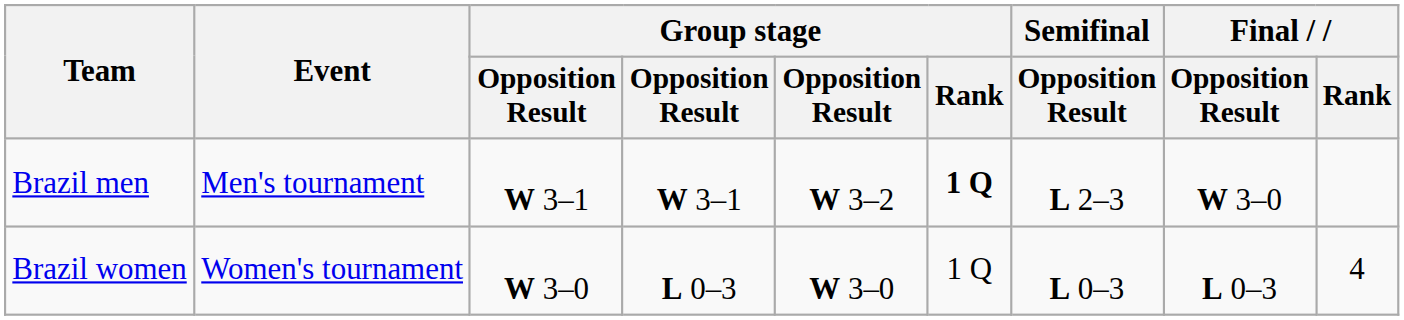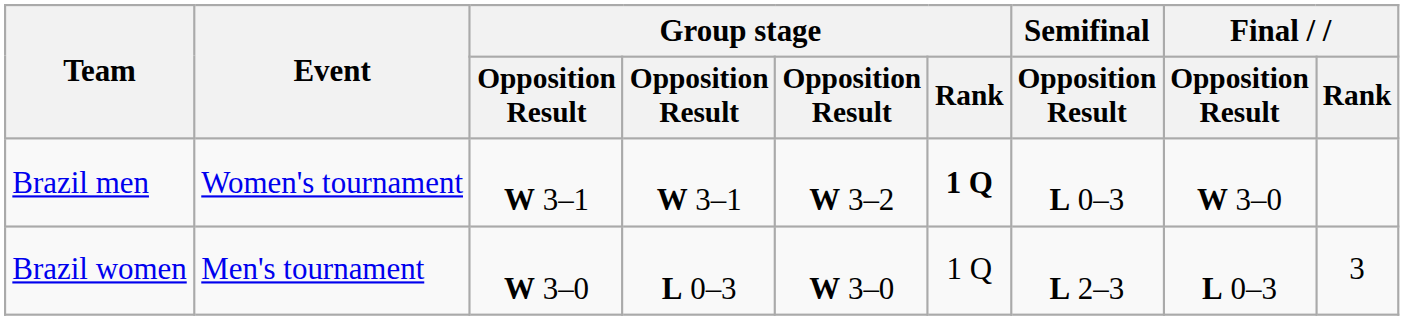(313, 182) Men's tournament -> (332, 182) Women's tournament
(1087, 200) L 2–3 -> (1087, 200) L 0–3
(332, 270) Women's tournament -> (313, 270) Men's tournament
(1087, 288) L 0–3 -> (1087, 288) L 2–3
(1357, 270) 4 -> (1357, 270) 3
